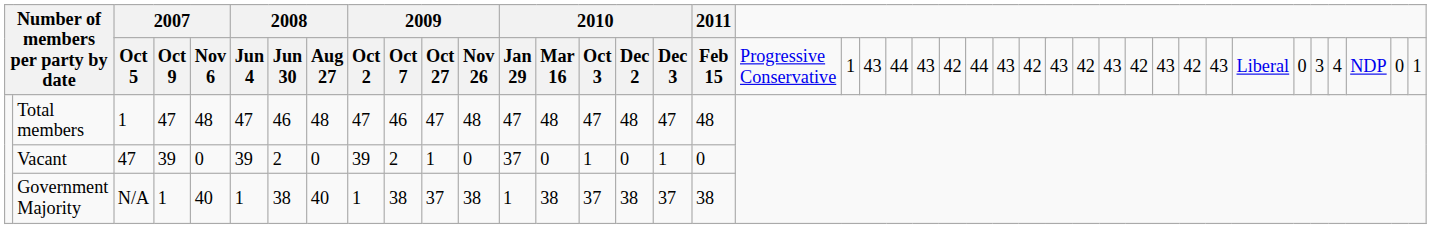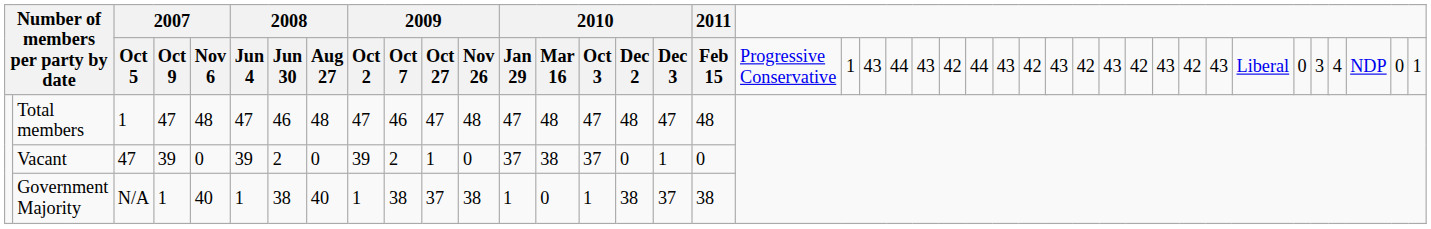(545, 158) 0 -> (549, 158) 38
(588, 158) 1 -> (592, 158) 37
(549, 198) 38 -> (545, 198) 0
(592, 198) 37 -> (588, 198) 1
